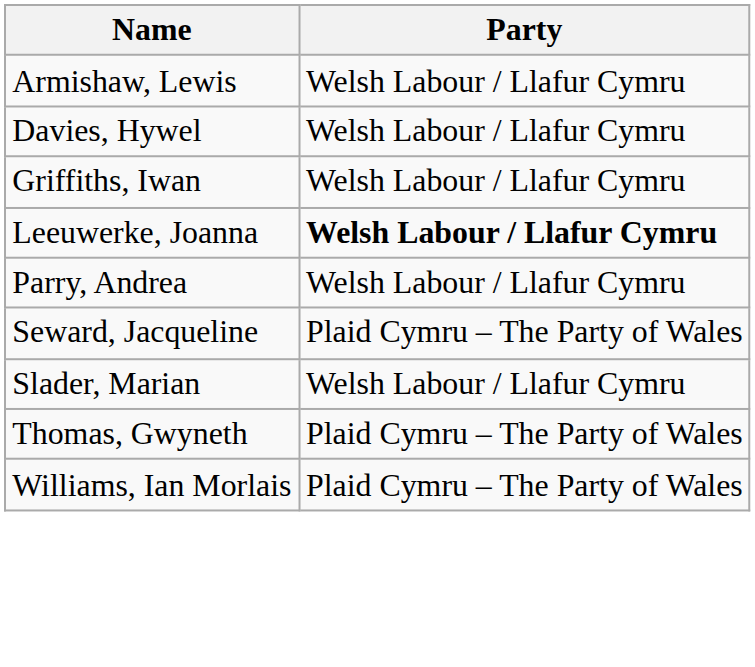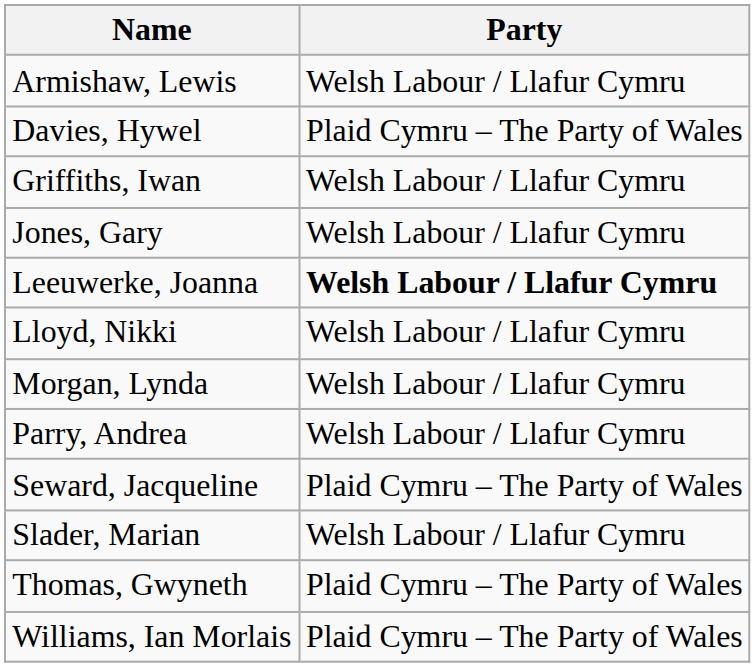(496, 130) Welsh Labour / Llafur Cymru -> (524, 130) Plaid Cymru – The Party of Wales
+ row: (88, 231)
+ row: (95, 332)
+ row: (110, 383)
